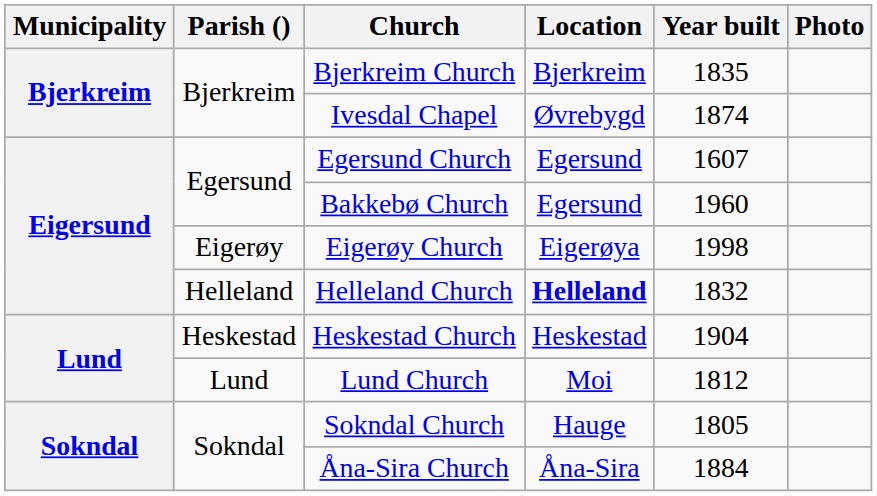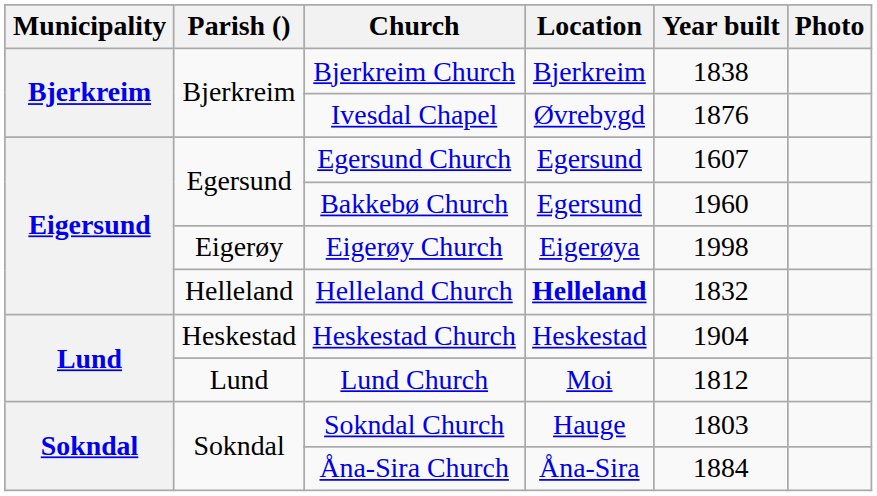(721, 70) 1835 -> (721, 70) 1838
(721, 114) 1874 -> (721, 114) 1876
(721, 423) 1805 -> (721, 423) 1803
